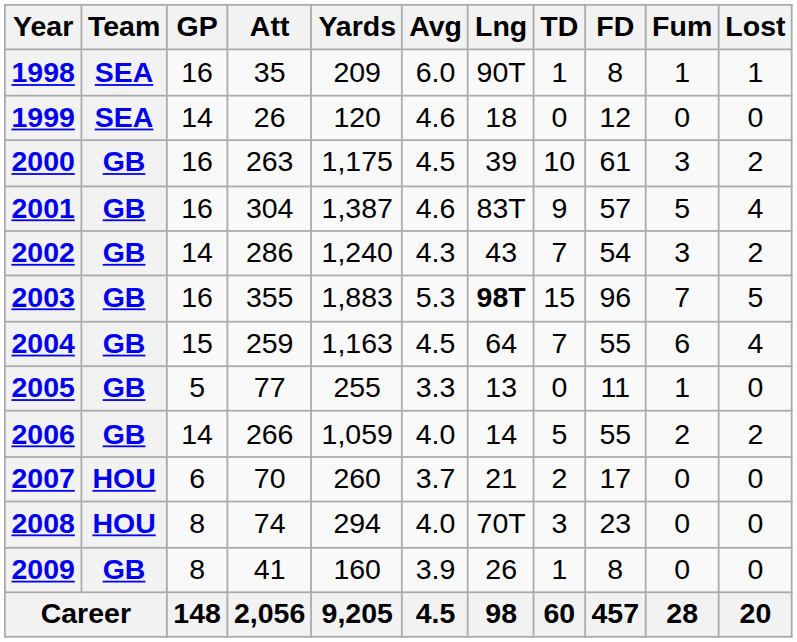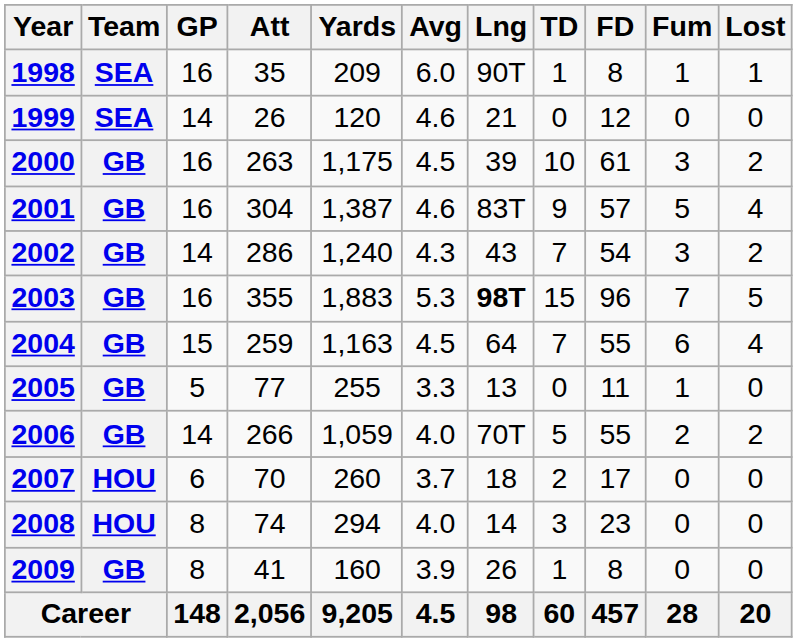(501, 117) 18 -> (501, 117) 21
(501, 433) 14 -> (501, 433) 70T
(501, 478) 21 -> (501, 478) 18
(501, 523) 70T -> (501, 523) 14
